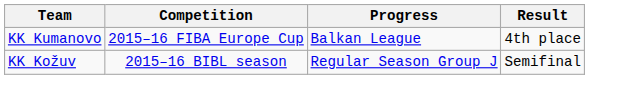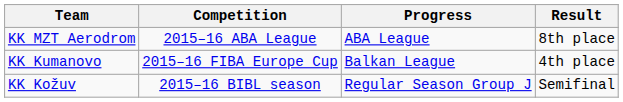+ row: (72, 39)
